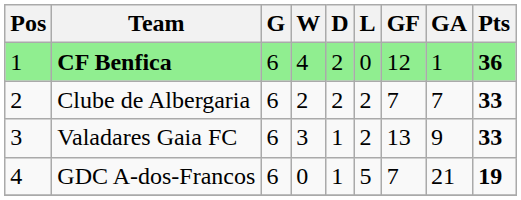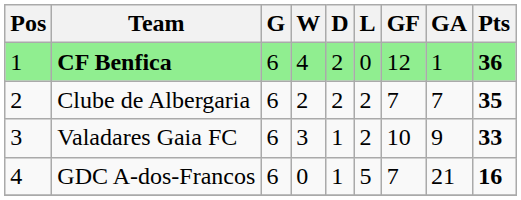(490, 99) 33 -> (490, 99) 35
(399, 137) 13 -> (399, 137) 10
(490, 175) 19 -> (490, 175) 16
